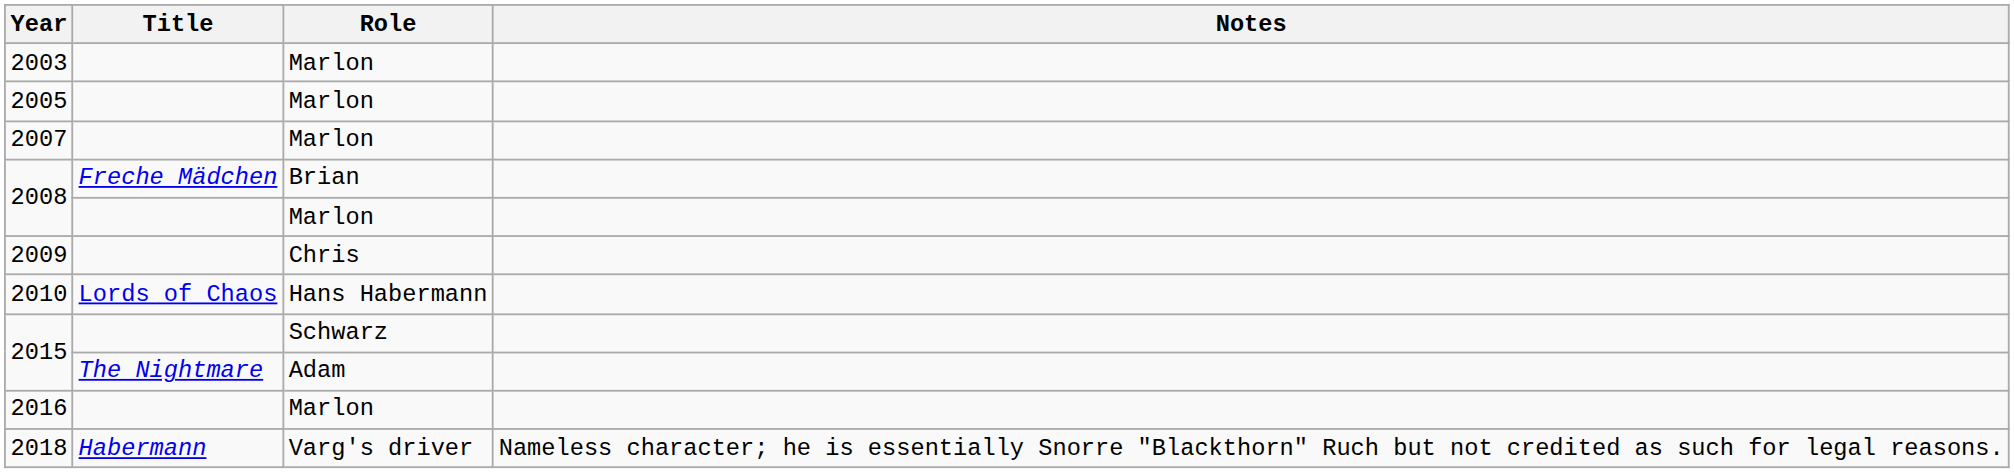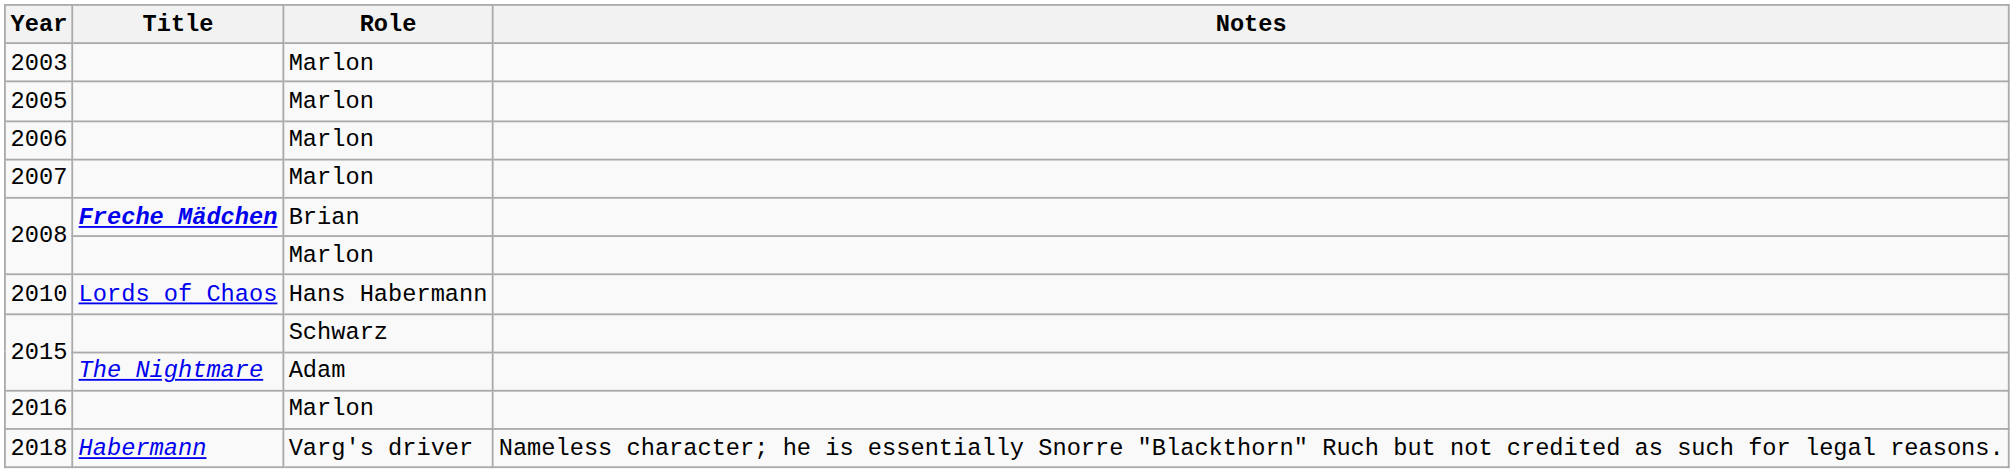+ row: (39, 140)
(178, 178) normal -> (178, 217) bold
- row: (39, 256)
